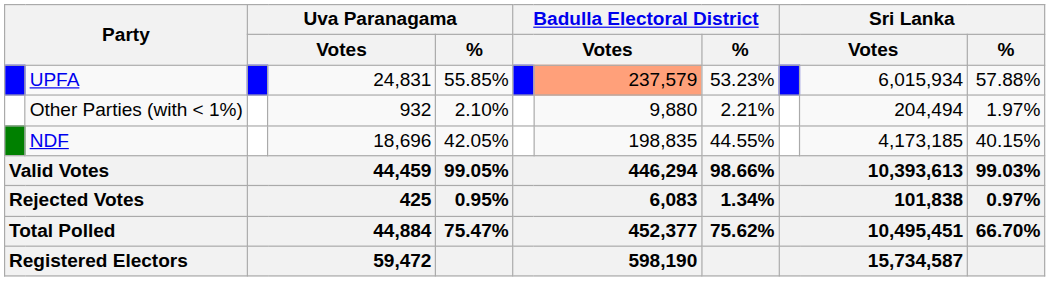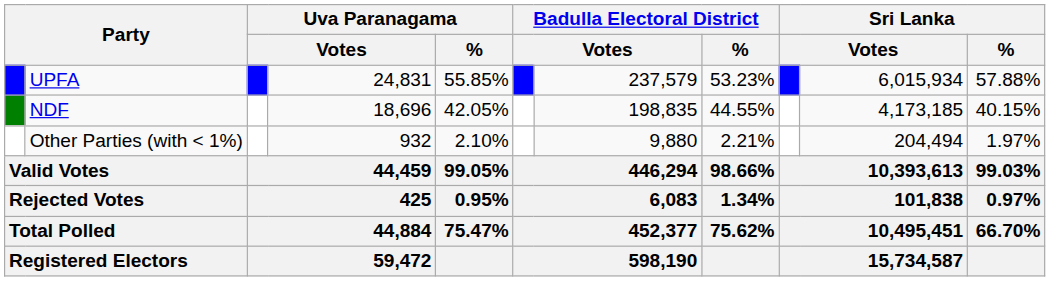(663, 79) lightsalmon background -> (663, 79) no background
rows swapped: (49, 140) <-> (136, 110)
